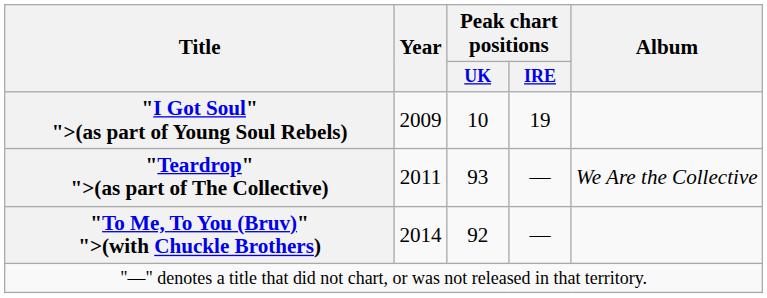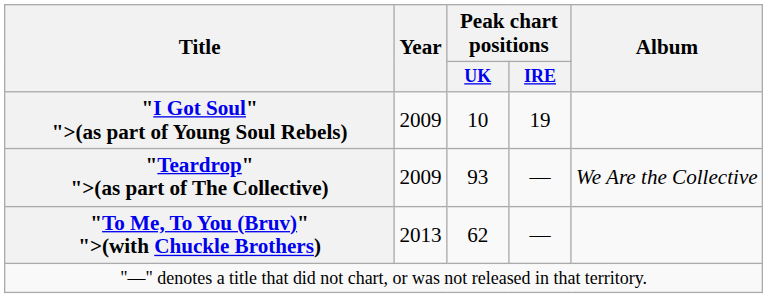(421, 177) 2011 -> (421, 177) 2009
(421, 234) 2014 -> (421, 234) 2013
(478, 234) 92 -> (478, 234) 62
